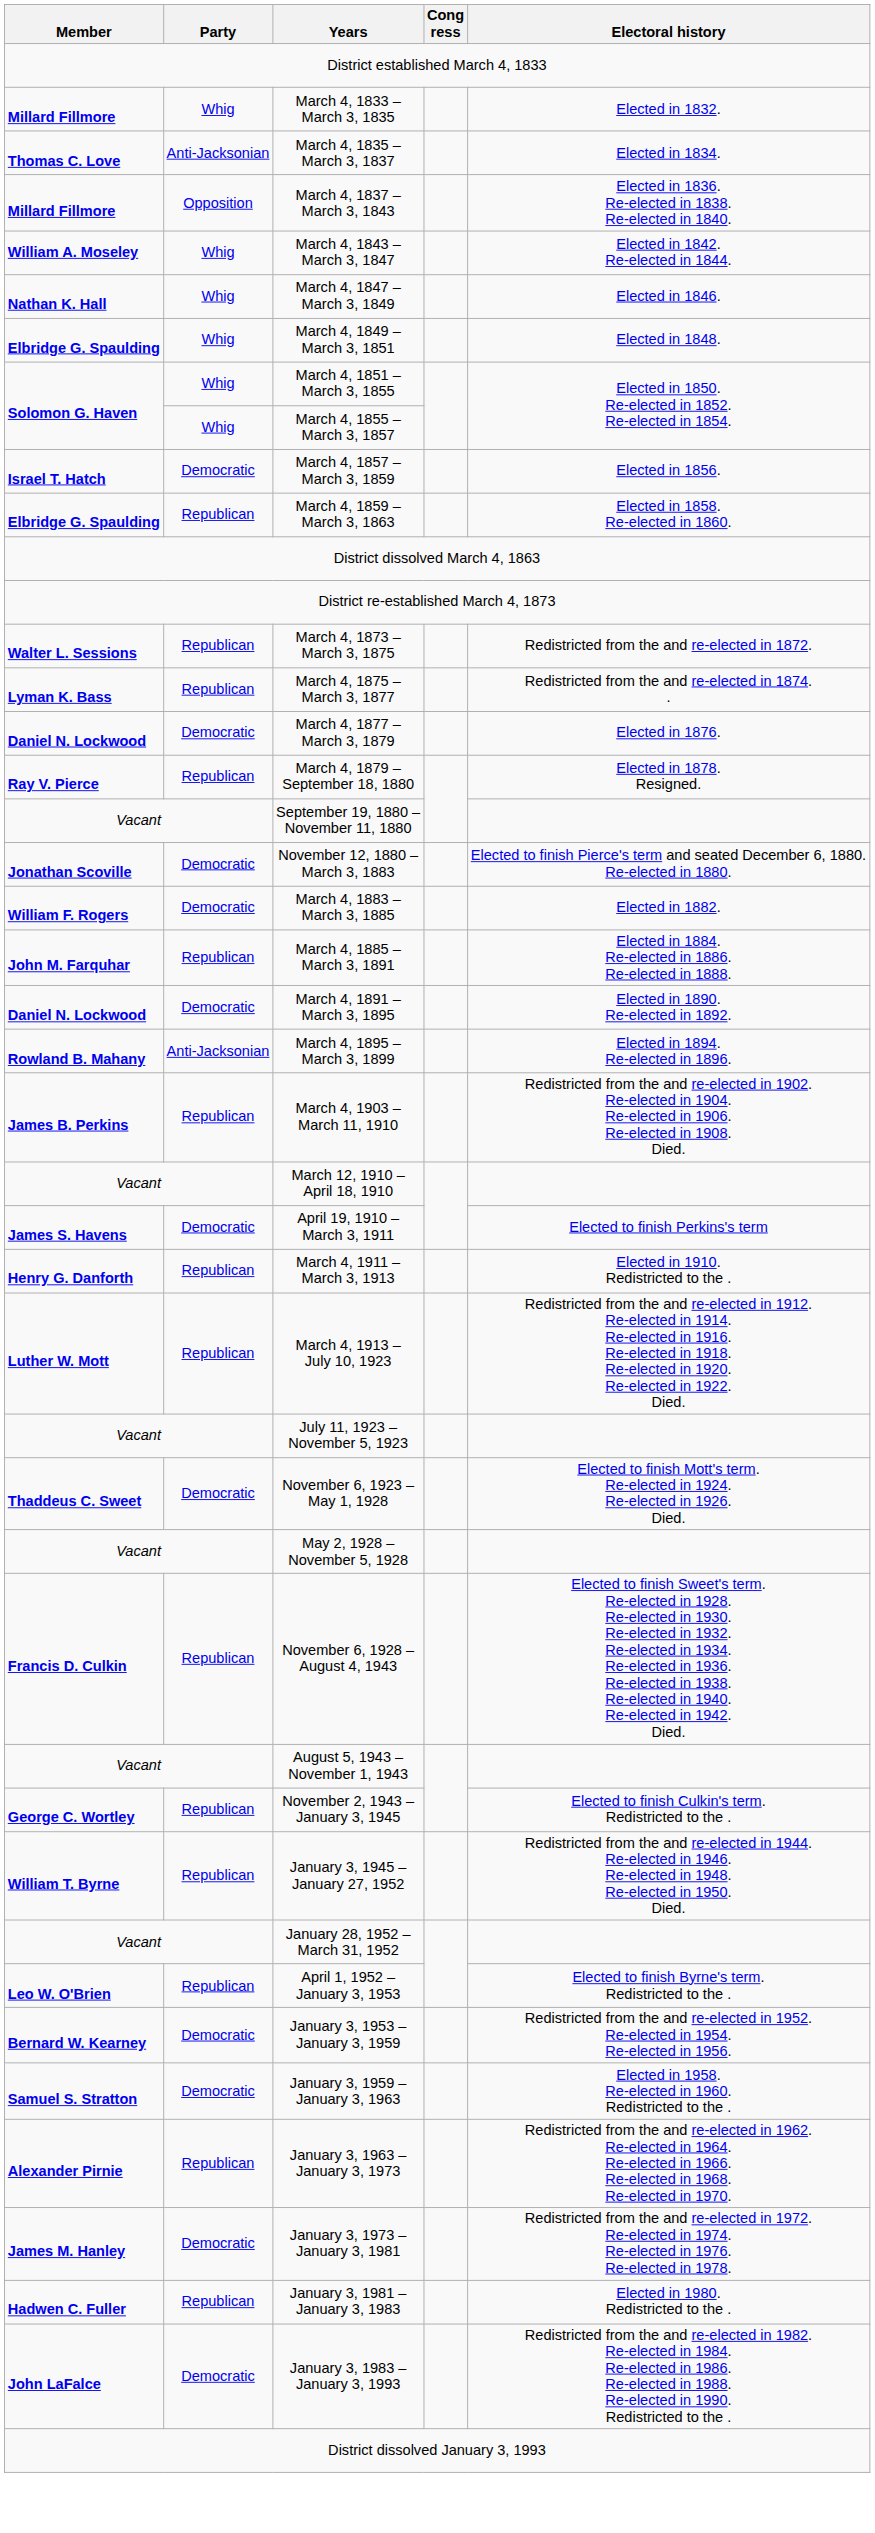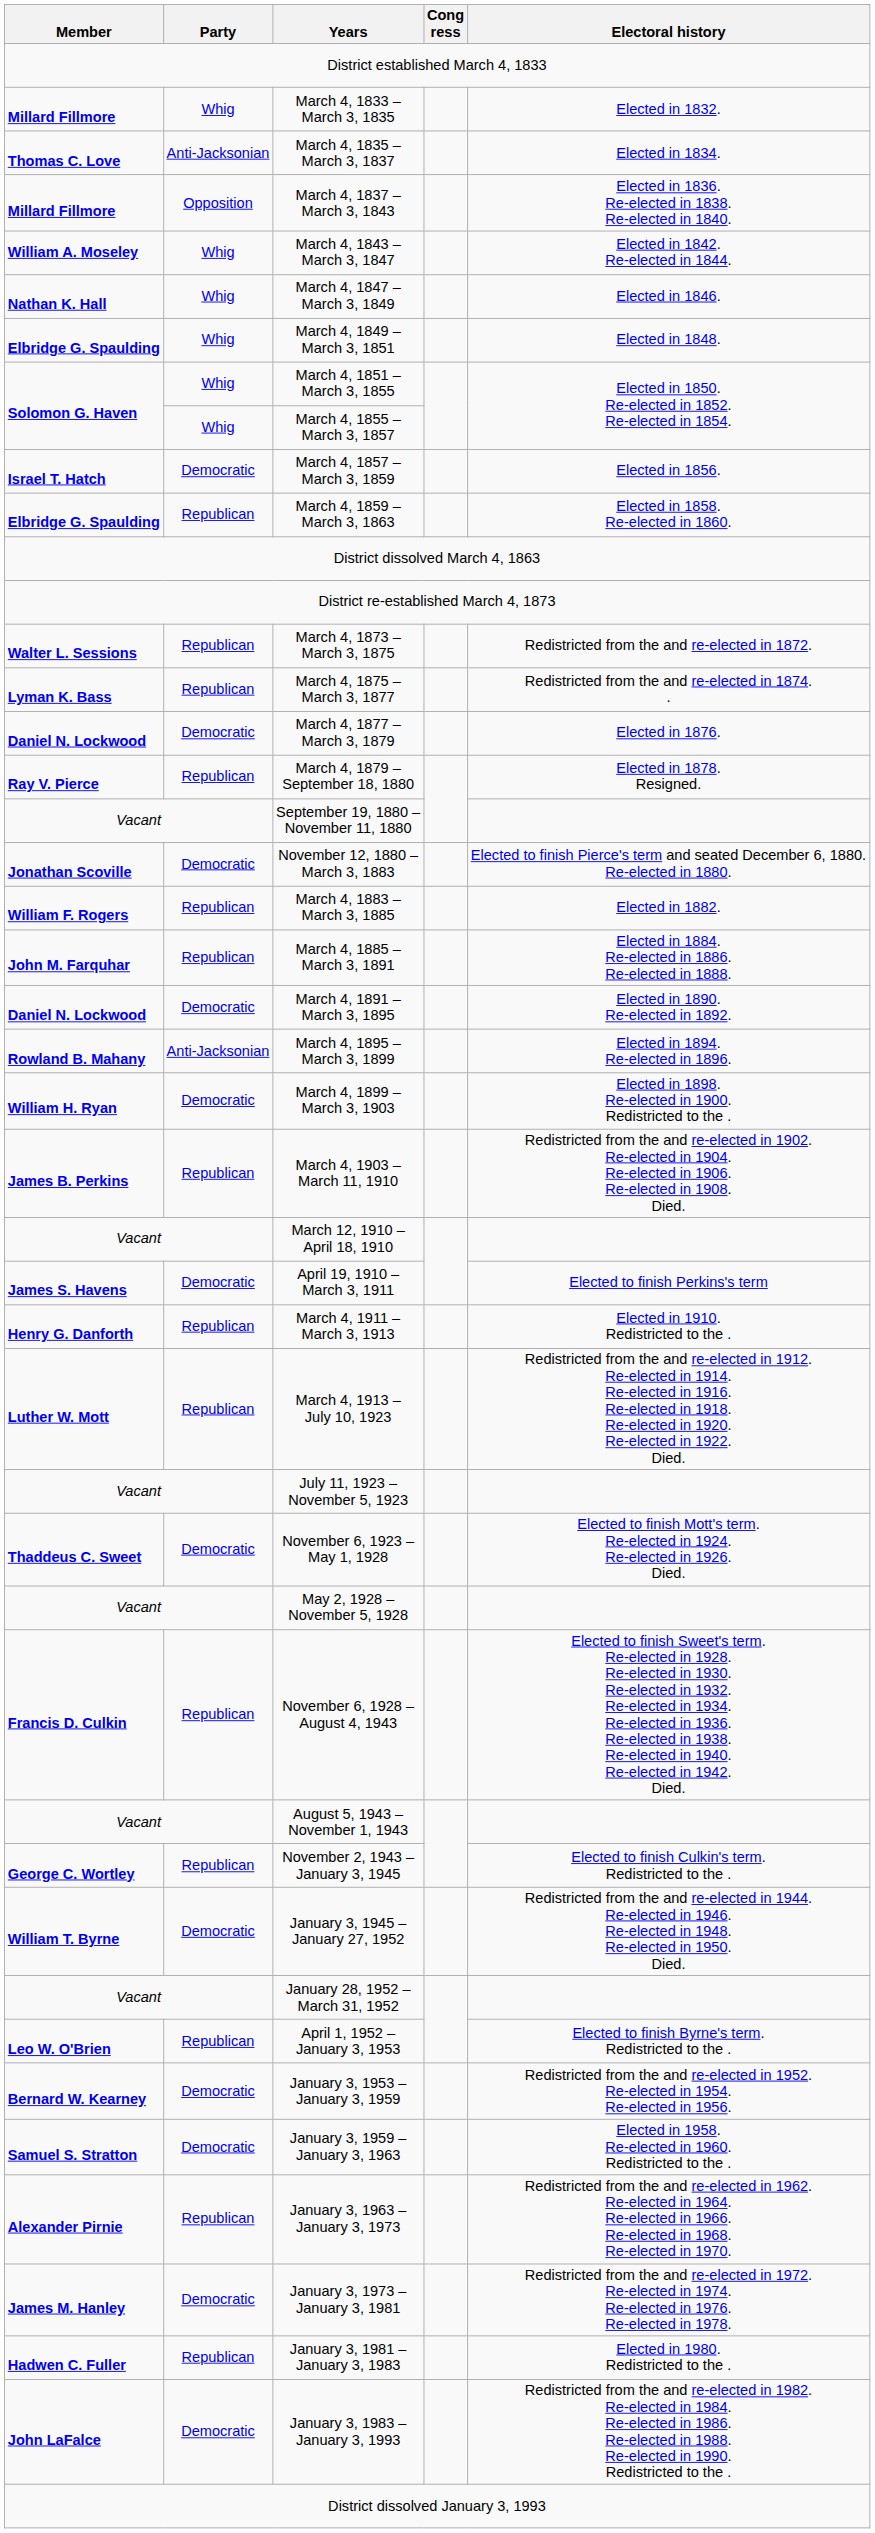(218, 907) Democratic -> (218, 907) Republican
+ row: (348, 1100)
(218, 1875) Republican -> (218, 1931) Democratic
